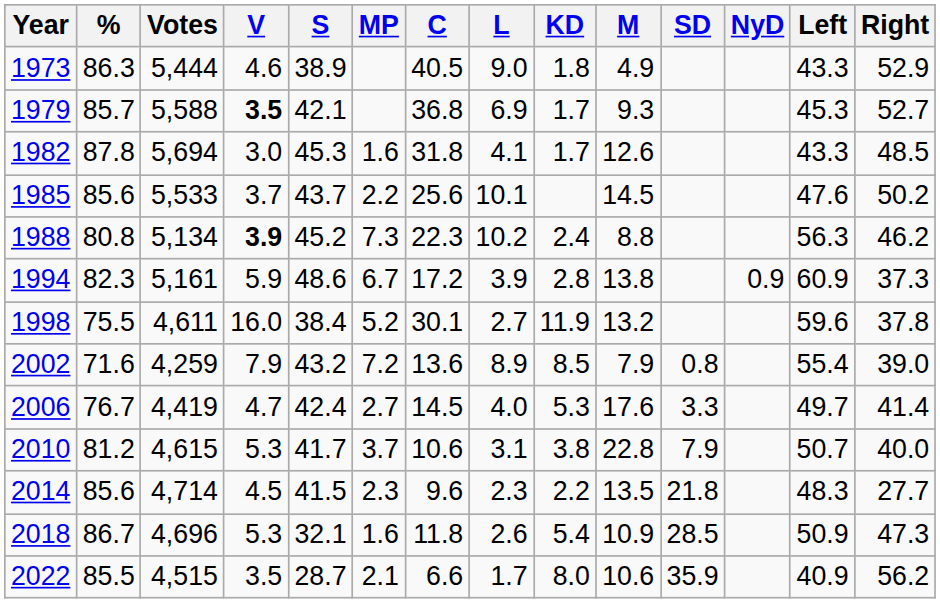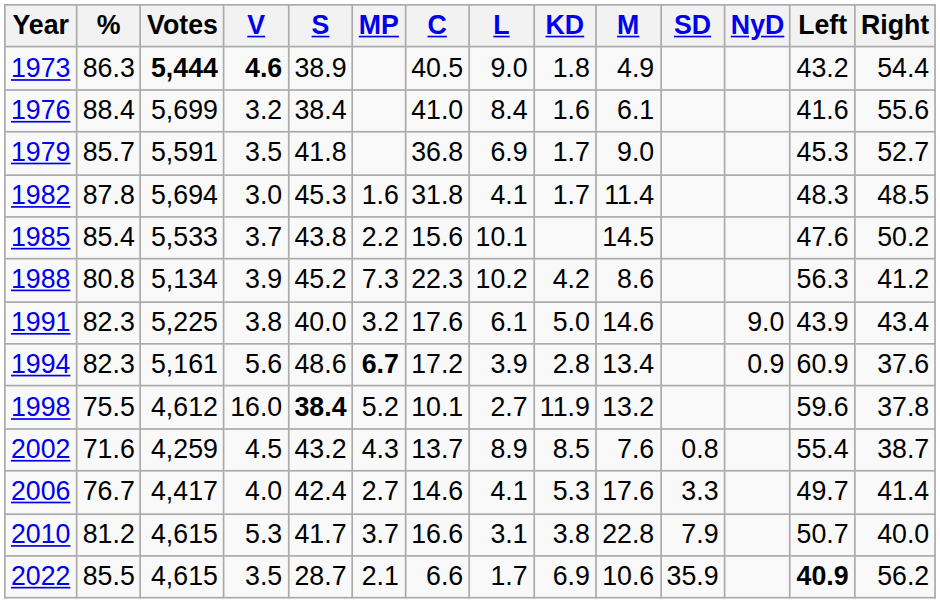(184, 68) normal -> (184, 68) bold
(264, 68) normal -> (264, 68) bold
(823, 68) 43.3 -> (823, 68) 43.2
(903, 68) 52.9 -> (903, 68) 54.4
+ row: (41, 110)
(184, 110) 5,588 -> (184, 152) 5,591
(264, 110) bold -> (264, 152) normal
(321, 110) 42.1 -> (321, 152) 41.8
(636, 110) 9.3 -> (636, 152) 9.0
(628, 152) 12.6 -> (629, 195) 11.4
(823, 152) 43.3 -> (823, 195) 48.3
(109, 195) 85.6 -> (109, 237) 85.4
(321, 195) 43.7 -> (321, 237) 43.8
(437, 195) 25.6 -> (437, 237) 15.6
(264, 237) bold -> (264, 279) normal
(571, 237) 2.4 -> (571, 279) 4.2
(636, 237) 8.8 -> (636, 279) 8.6
(903, 237) 46.2 -> (903, 279) 41.2
+ row: (41, 322)
(264, 279) 5.9 -> (264, 364) 5.6
(380, 279) normal -> (380, 364) bold
(628, 279) 13.8 -> (628, 364) 13.4
(903, 279) 37.3 -> (903, 364) 37.6
(185, 322) 4,611 -> (184, 407) 4,612
(321, 322) normal -> (321, 407) bold
(437, 322) 30.1 -> (437, 407) 10.1
(264, 364) 7.9 -> (264, 449) 4.5
(380, 364) 7.2 -> (380, 449) 4.3
(437, 364) 13.6 -> (437, 449) 13.7
(636, 364) 7.9 -> (636, 449) 7.6
(903, 364) 39.0 -> (903, 449) 38.7
(184, 407) 4,419 -> (184, 491) 4,417
(264, 407) 4.7 -> (264, 491) 4.0
(437, 407) 14.5 -> (437, 491) 14.6
(509, 407) 4.0 -> (509, 491) 4.1
(437, 449) 10.6 -> (437, 534) 16.6
- row: (41, 491)
- row: (41, 534)
(184, 576) 4,515 -> (184, 576) 4,615
(571, 576) 8.0 -> (571, 576) 6.9
(823, 576) normal -> (823, 576) bold
